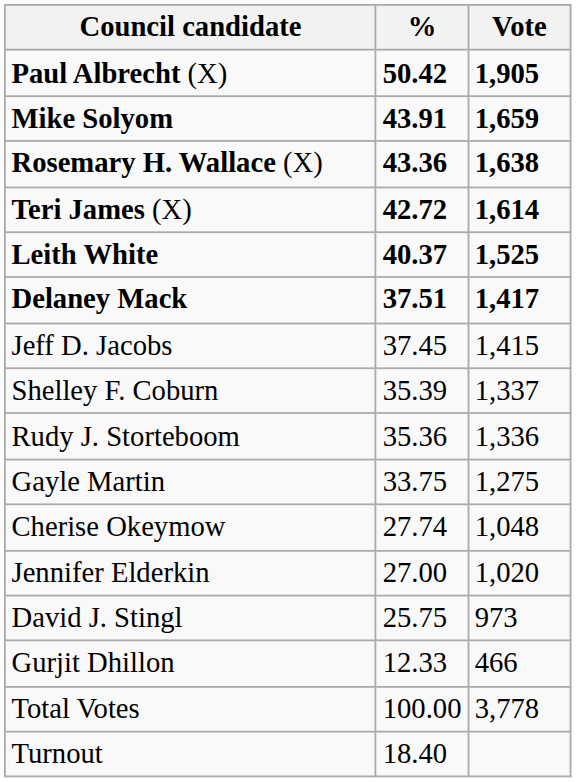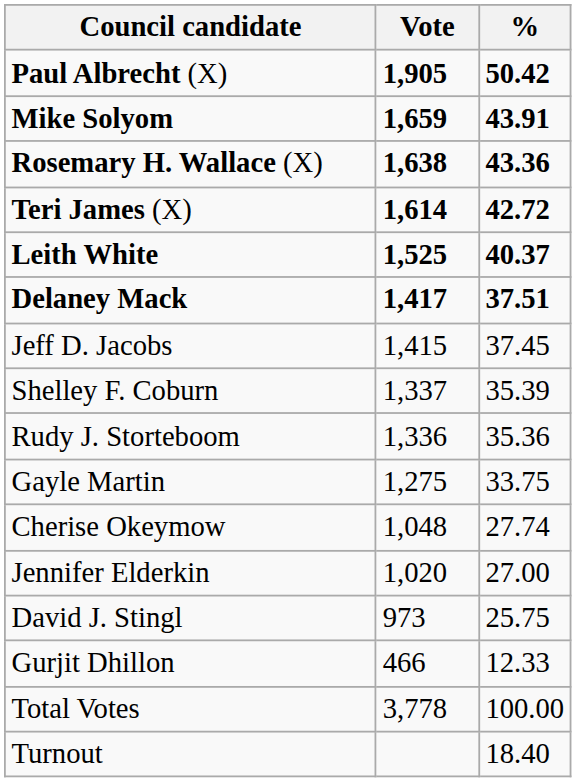columns swapped: (519, 27) <-> (422, 27)
